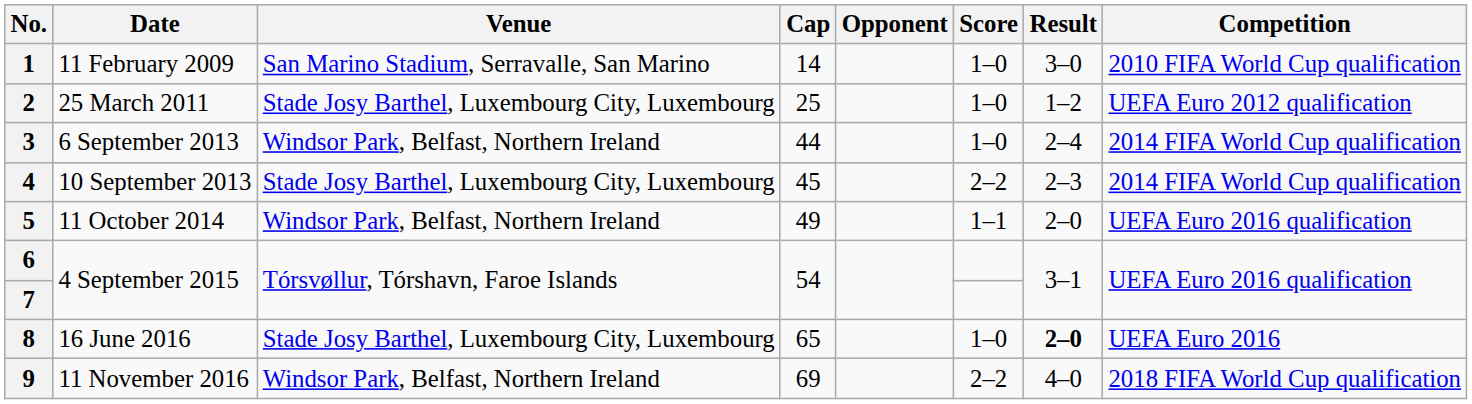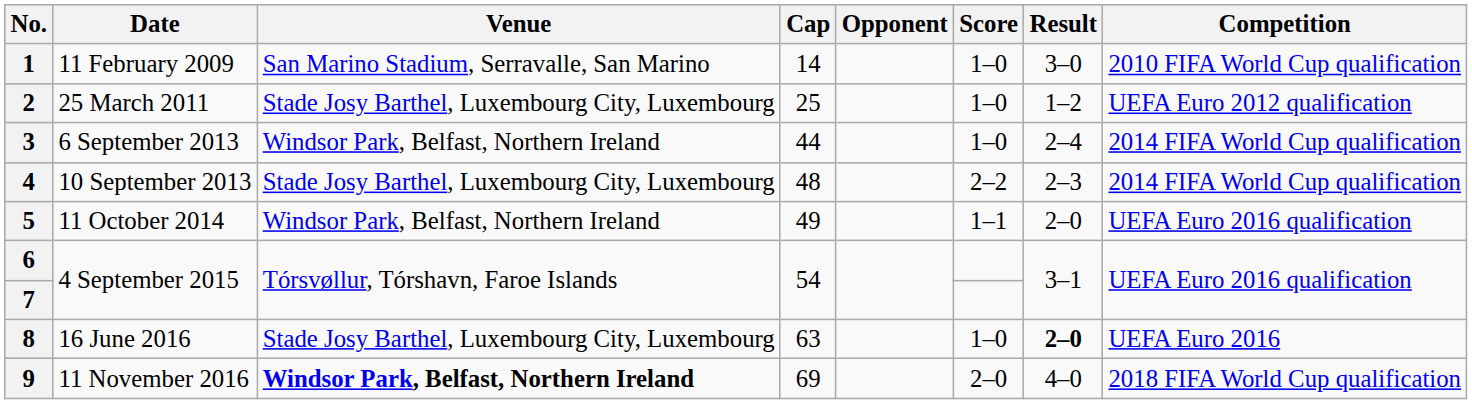(808, 181) 45 -> (808, 181) 48
(808, 338) 65 -> (808, 338) 63
(461, 378) normal -> (478, 378) bold
(989, 378) 2–2 -> (989, 378) 2–0
